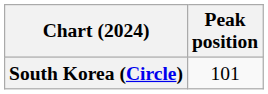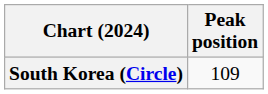(225, 72) 101 -> (225, 72) 109
